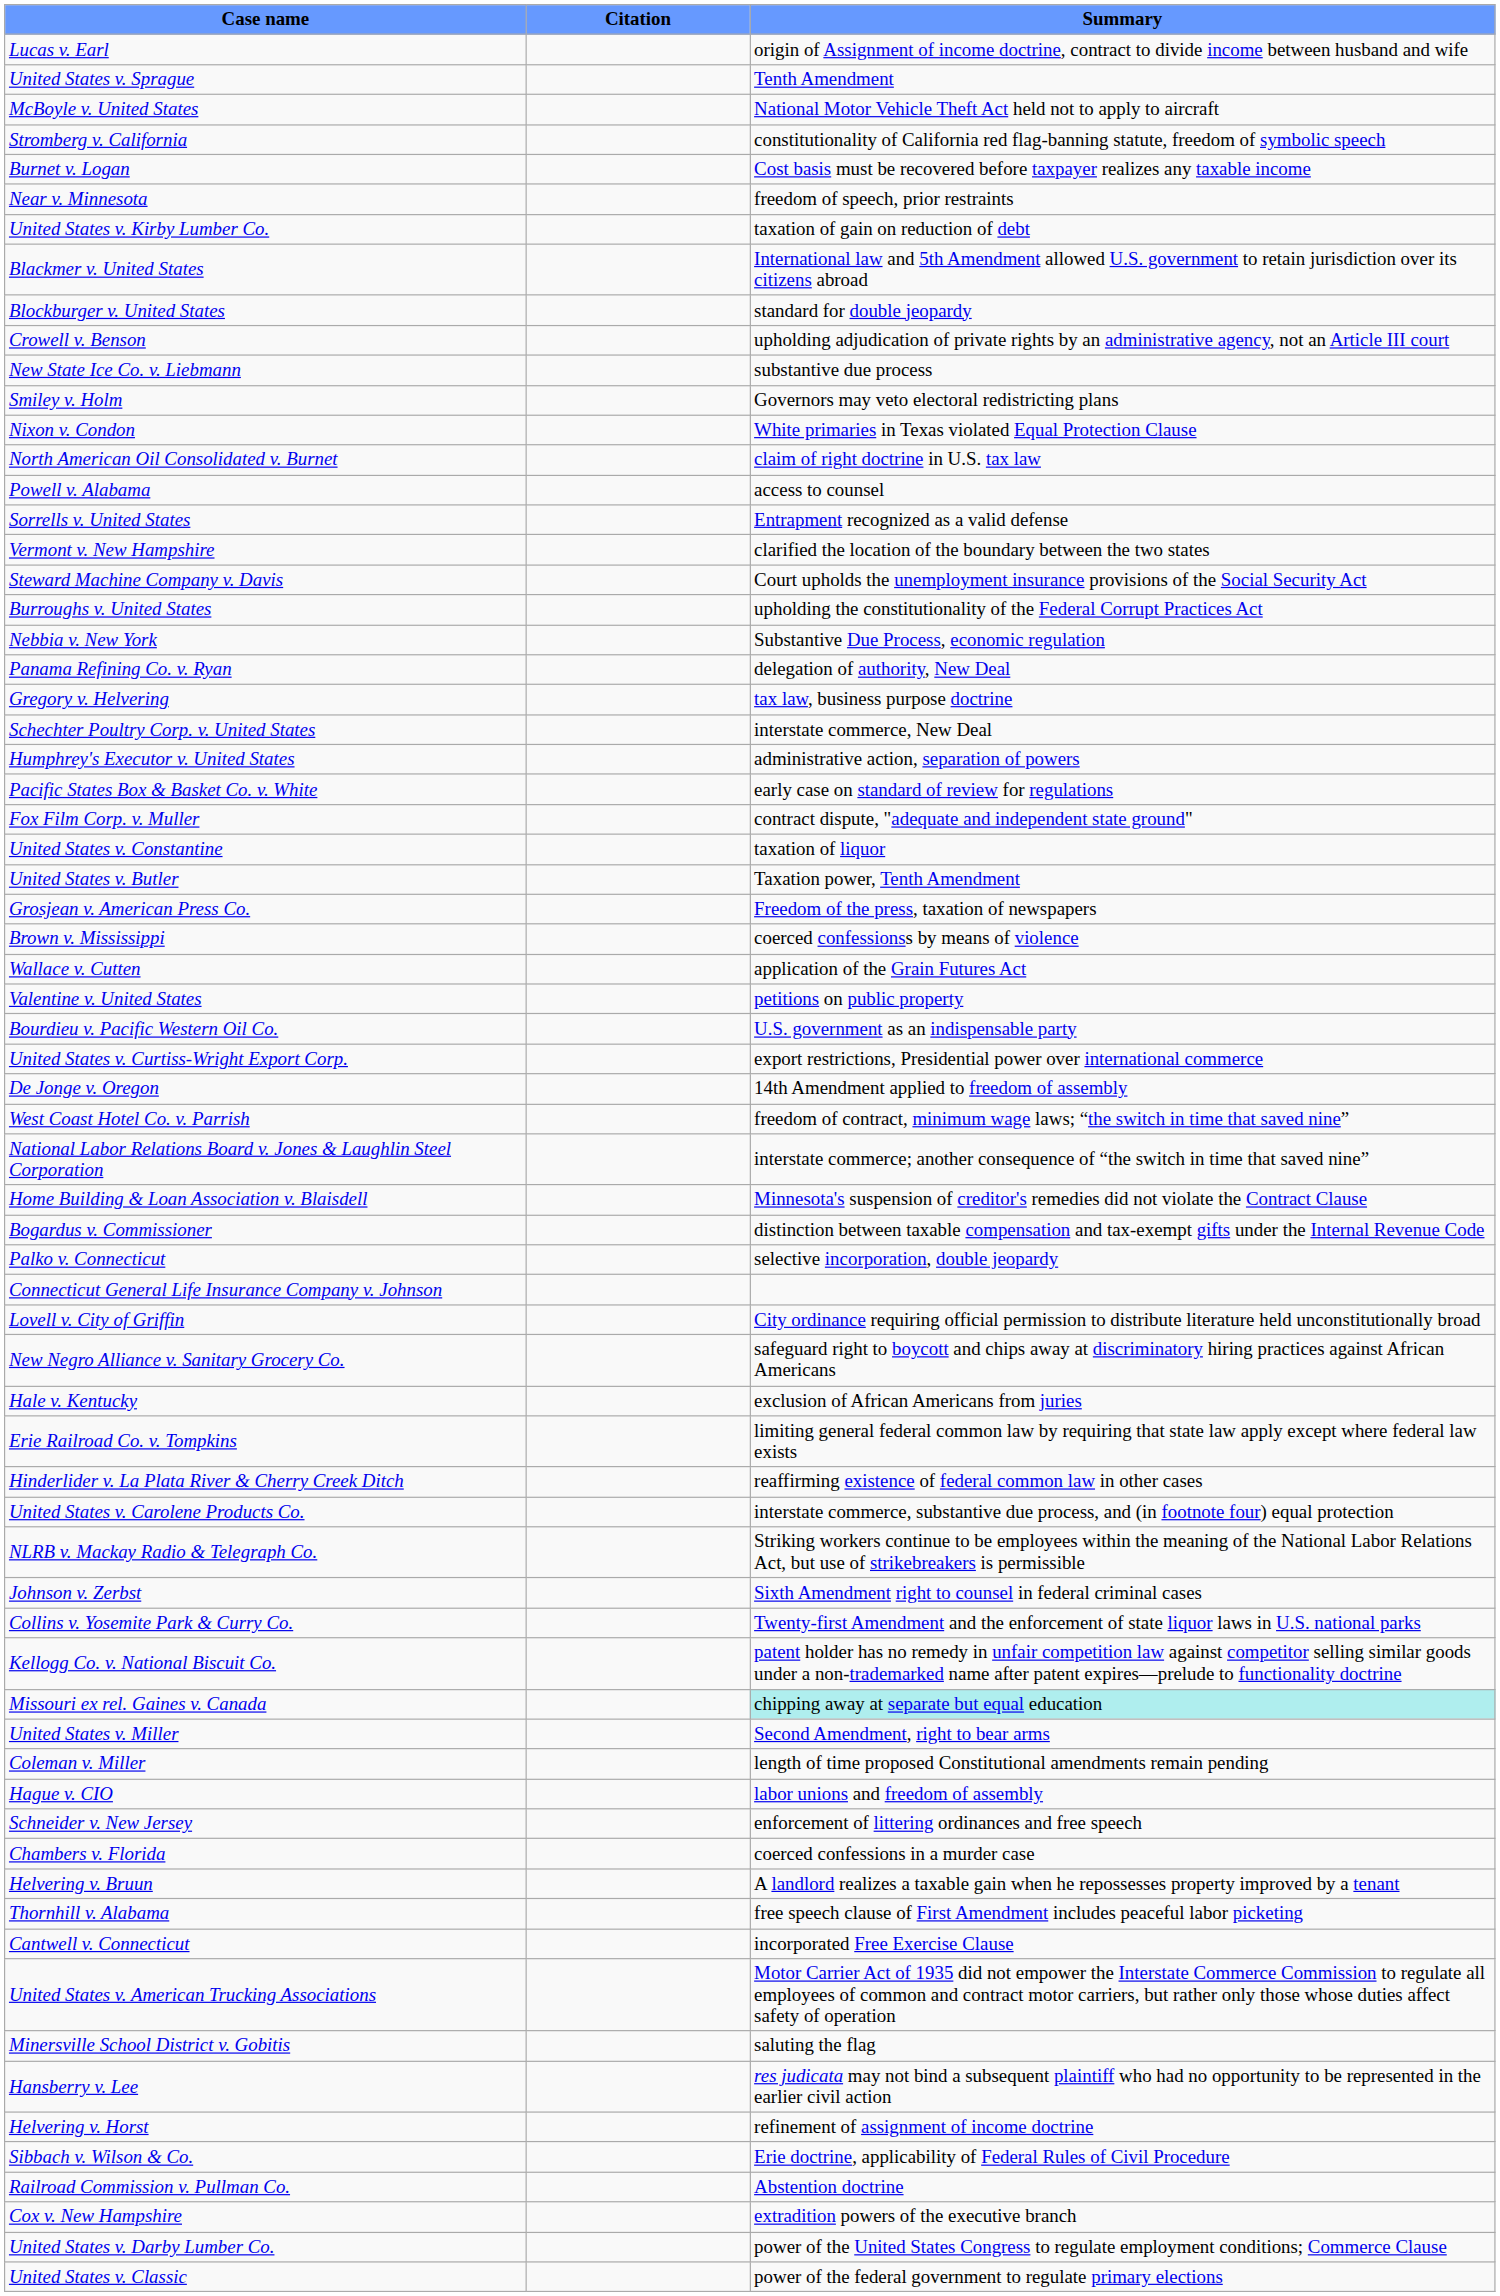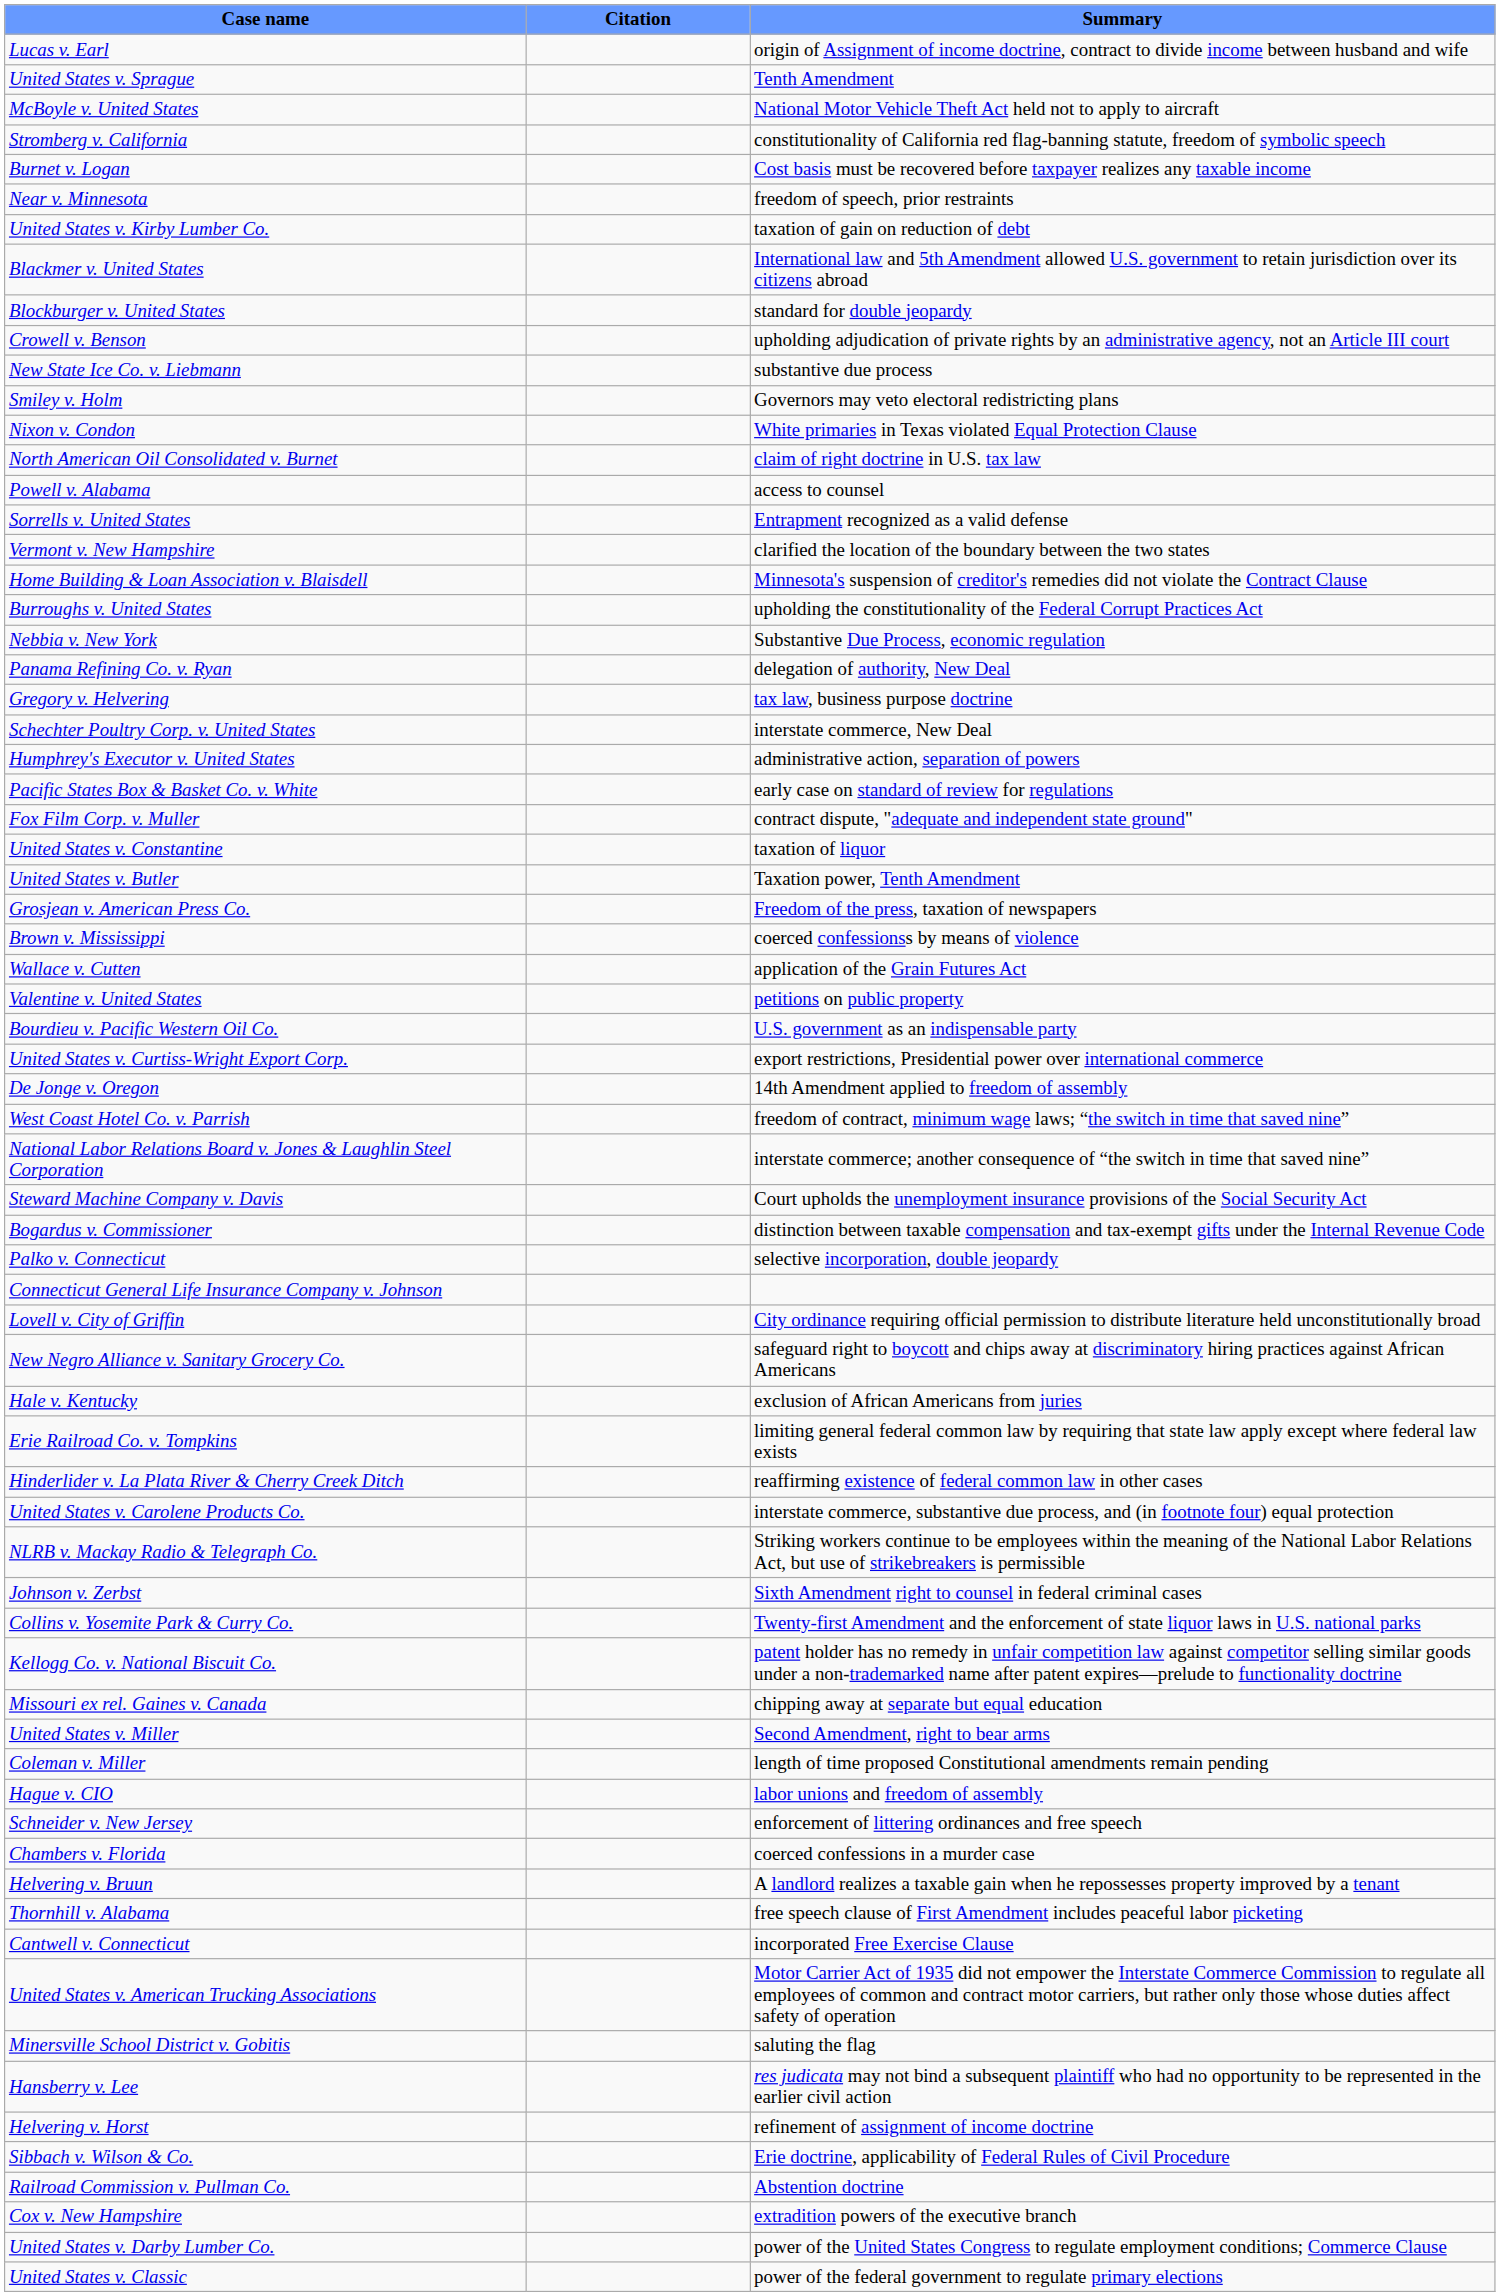rows swapped: (188, 1199) <-> (146, 579)
(928, 1703) paleturquoise background -> (928, 1703) no background
